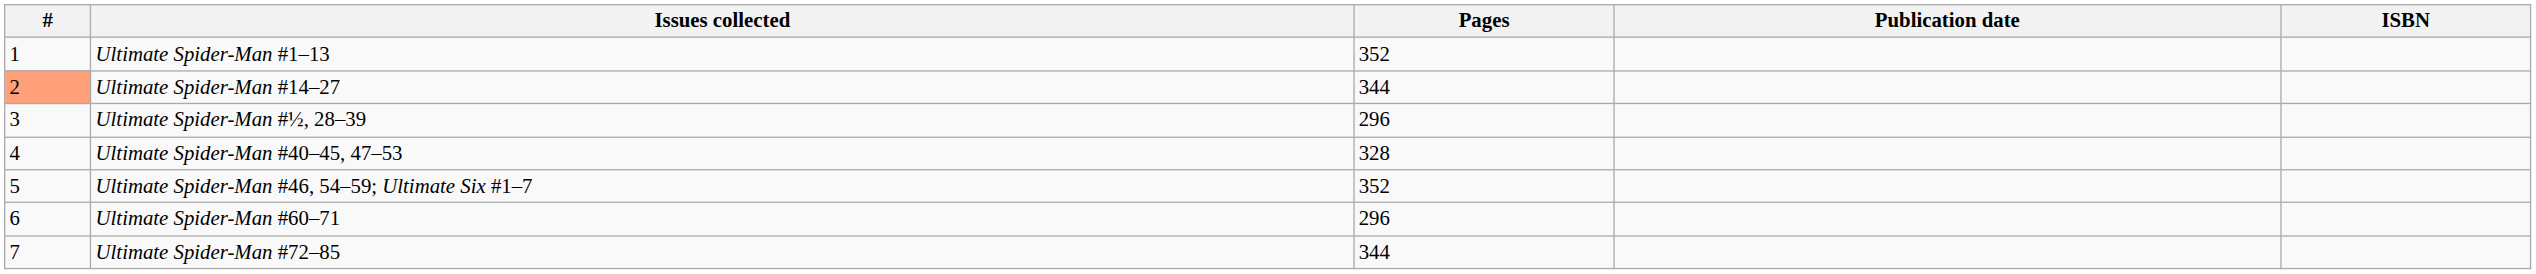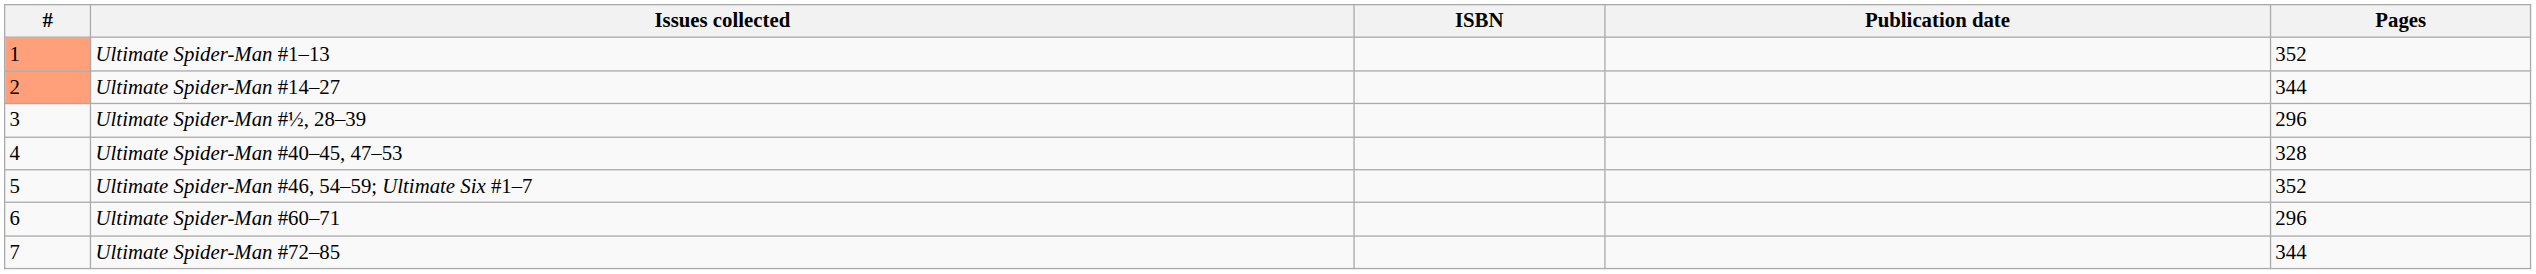columns swapped: (1484, 20) <-> (2406, 20)
(15, 53) no background -> (15, 53) lightsalmon background
